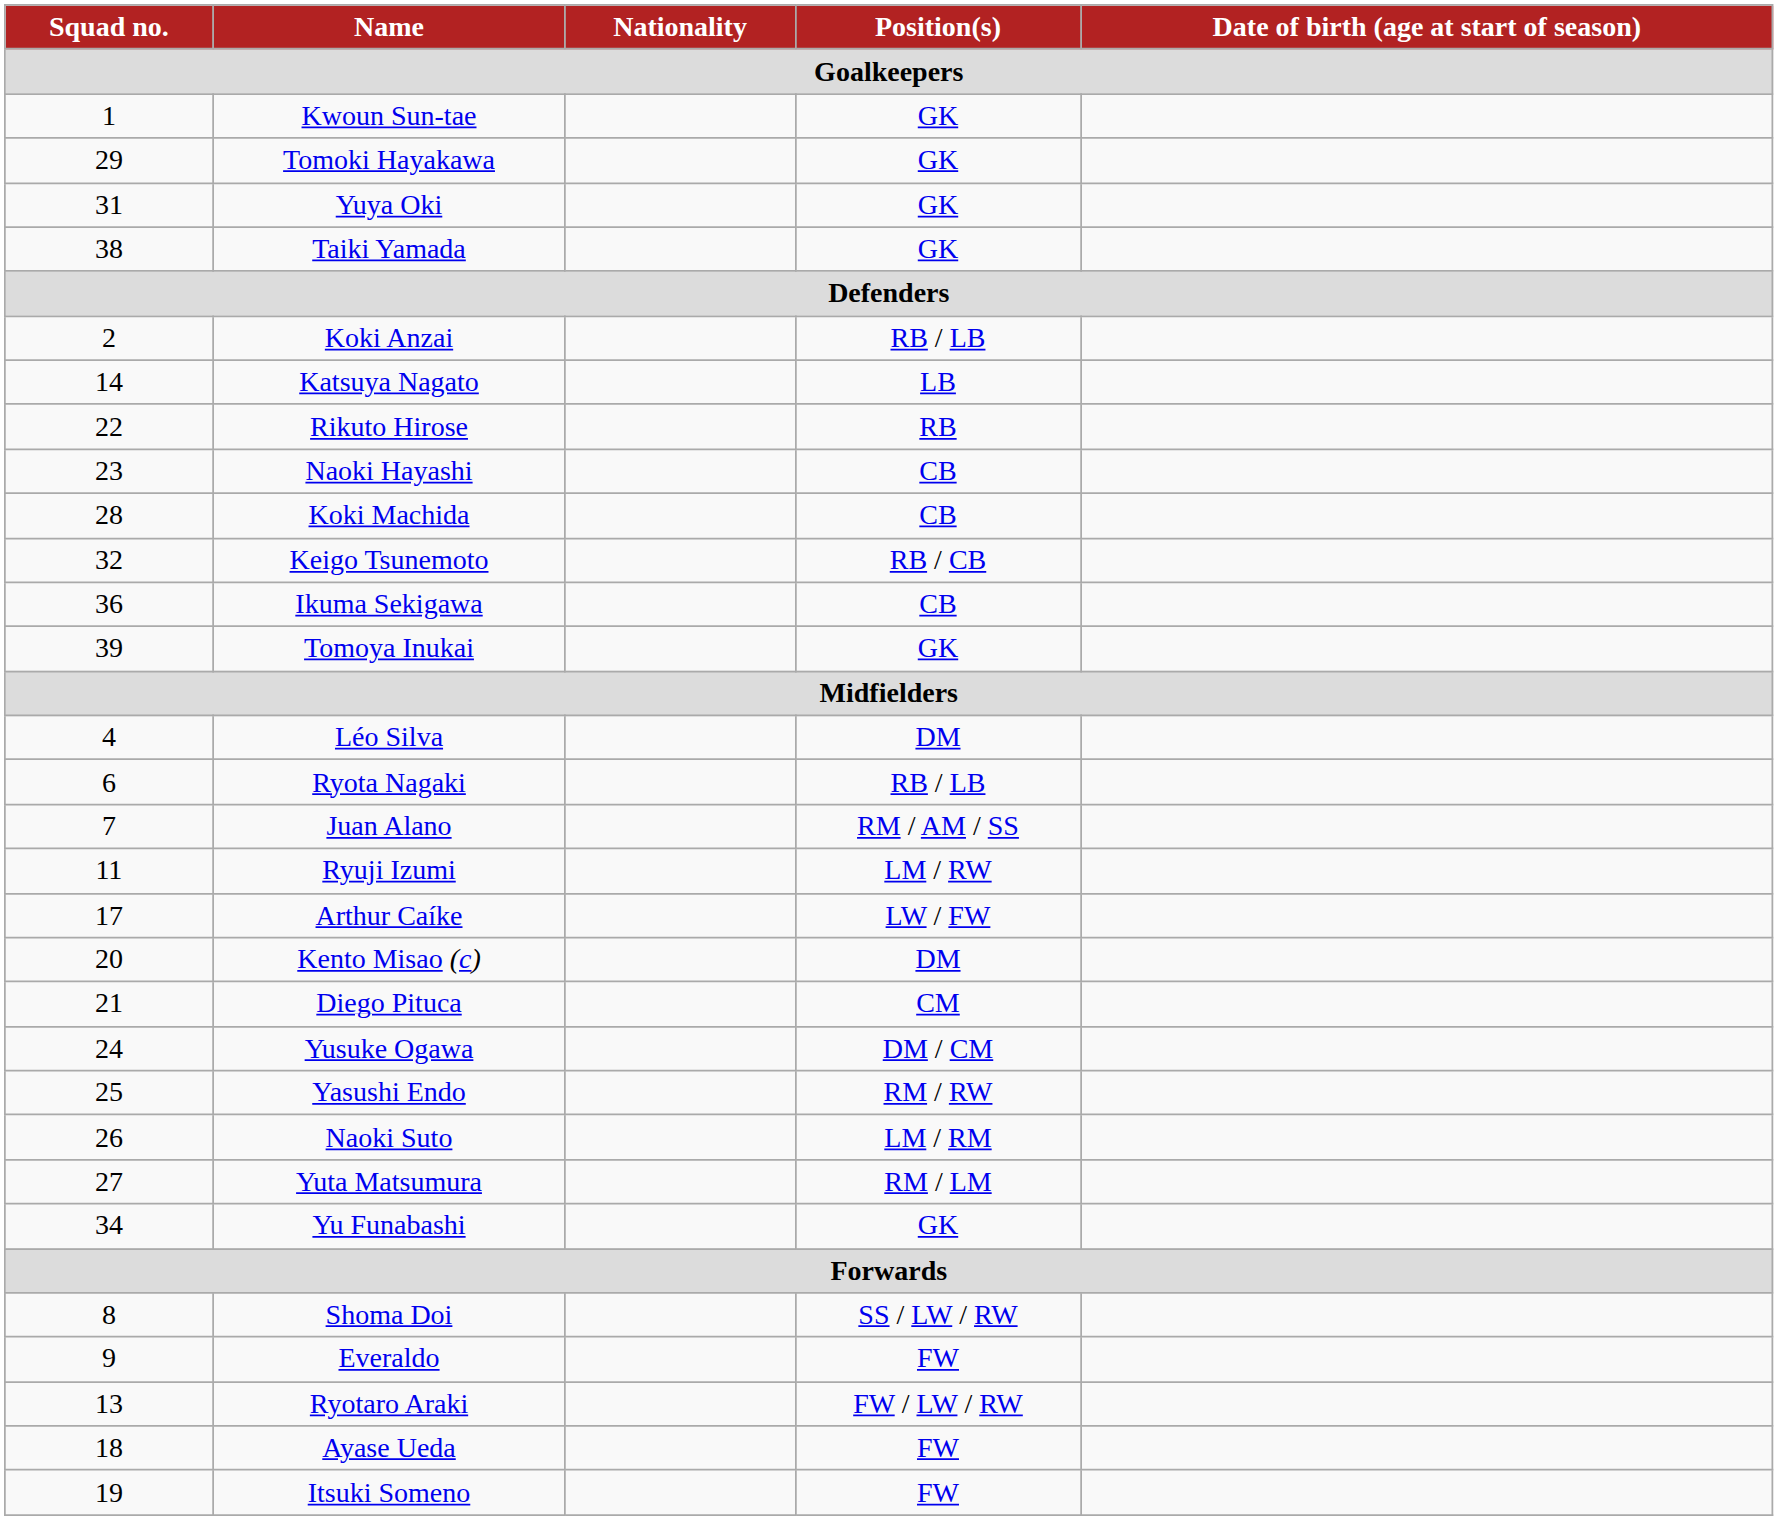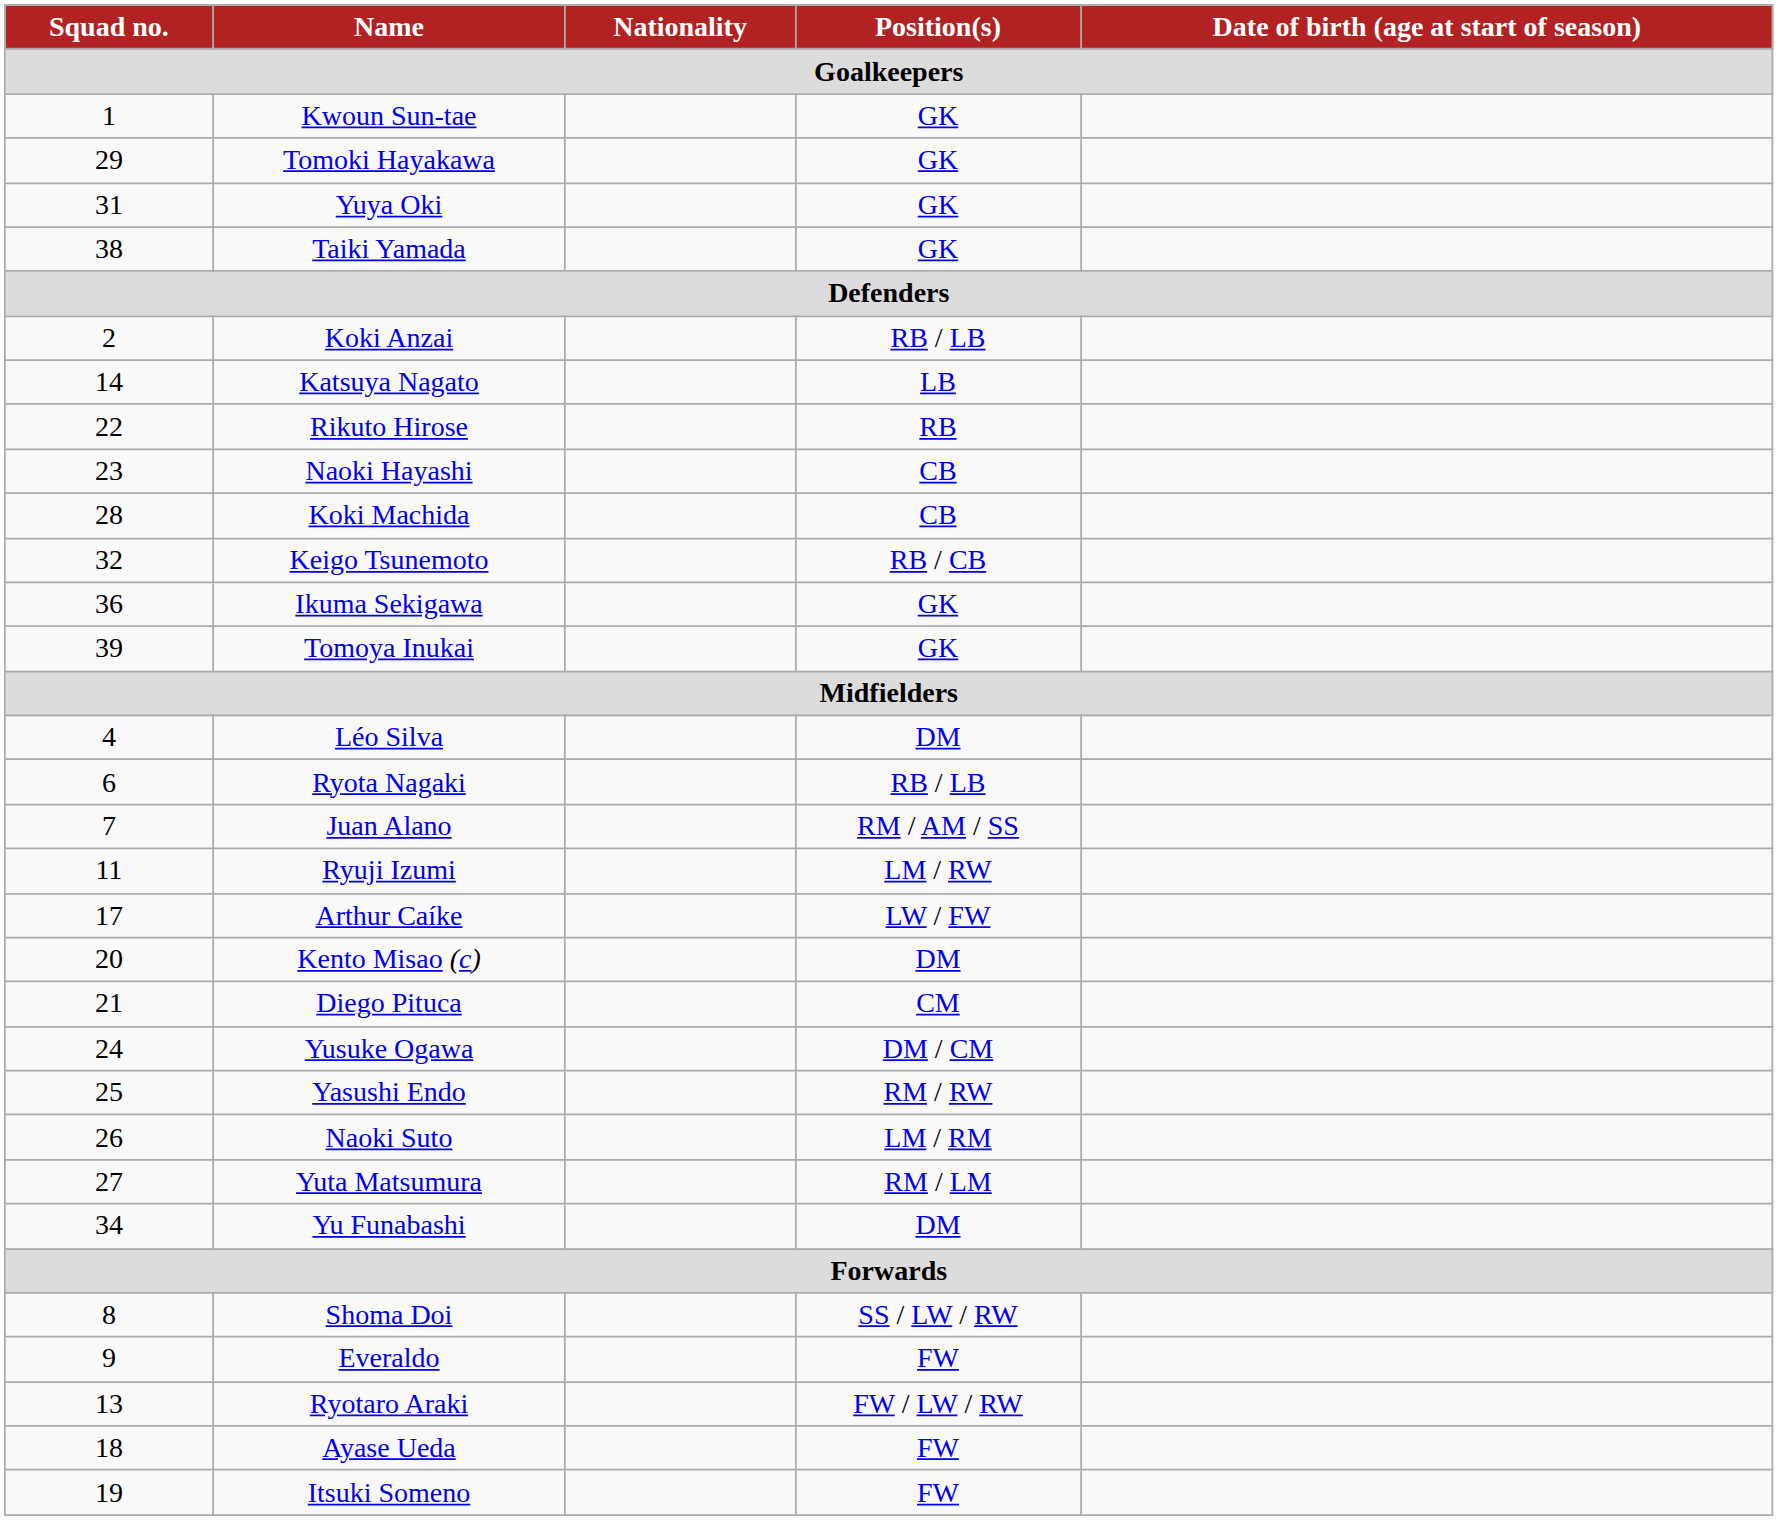(938, 603) CB -> (938, 603) GK
(938, 1225) GK -> (938, 1225) DM
